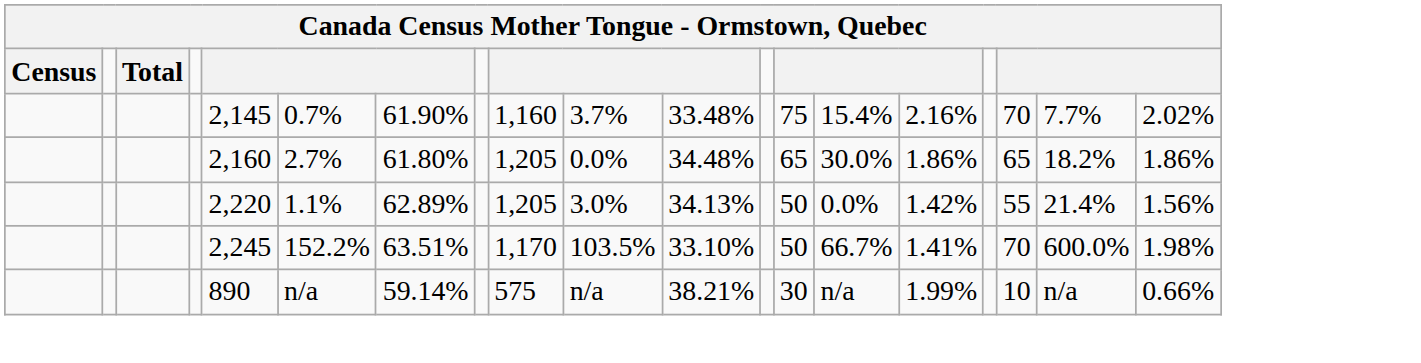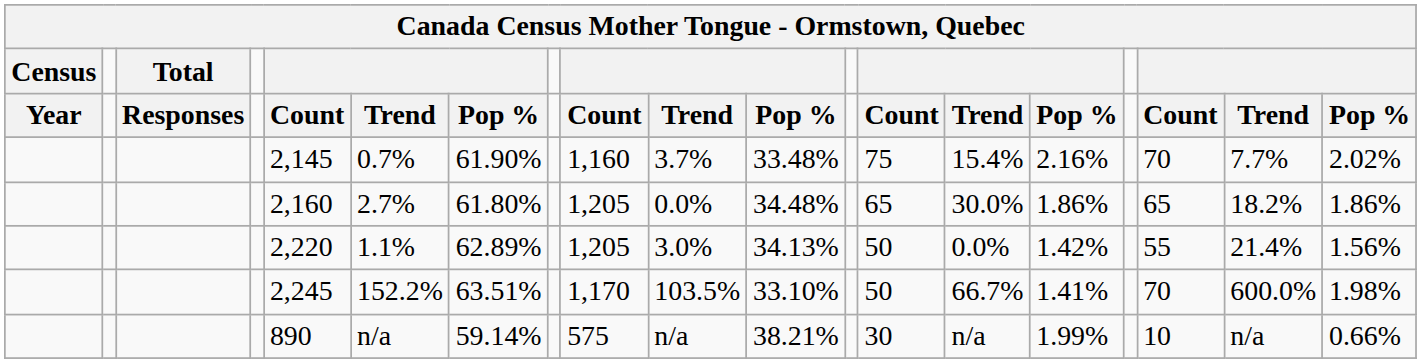+ row: (54, 114)
